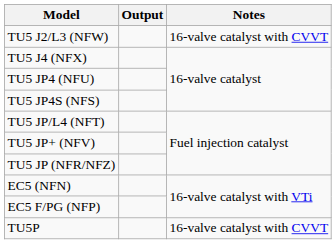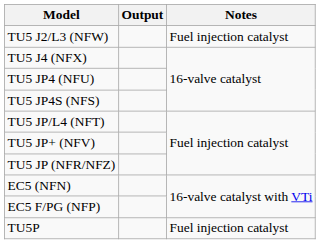(249, 36) 16-valve catalyst with CVVT -> (229, 36) Fuel injection catalyst
(249, 228) 16-valve catalyst with CVVT -> (229, 228) Fuel injection catalyst
